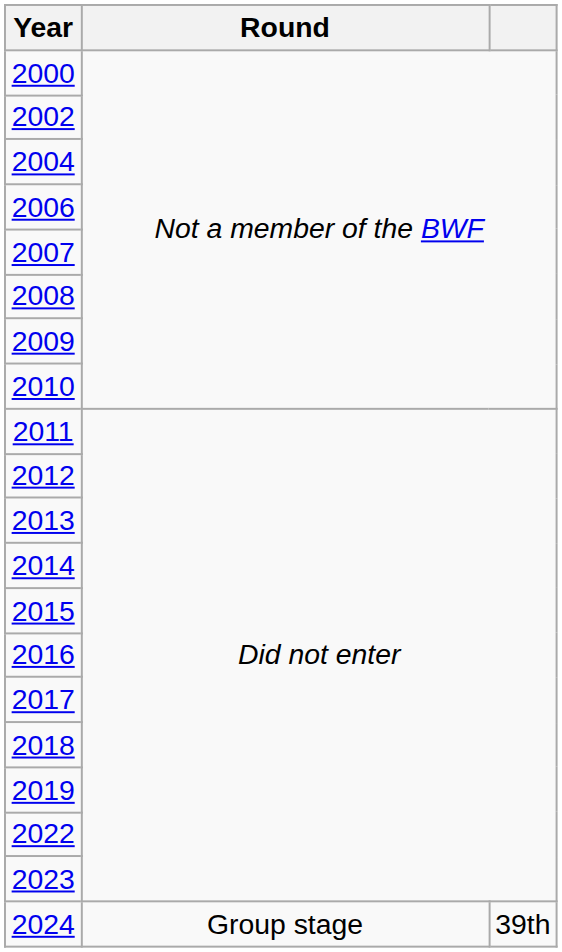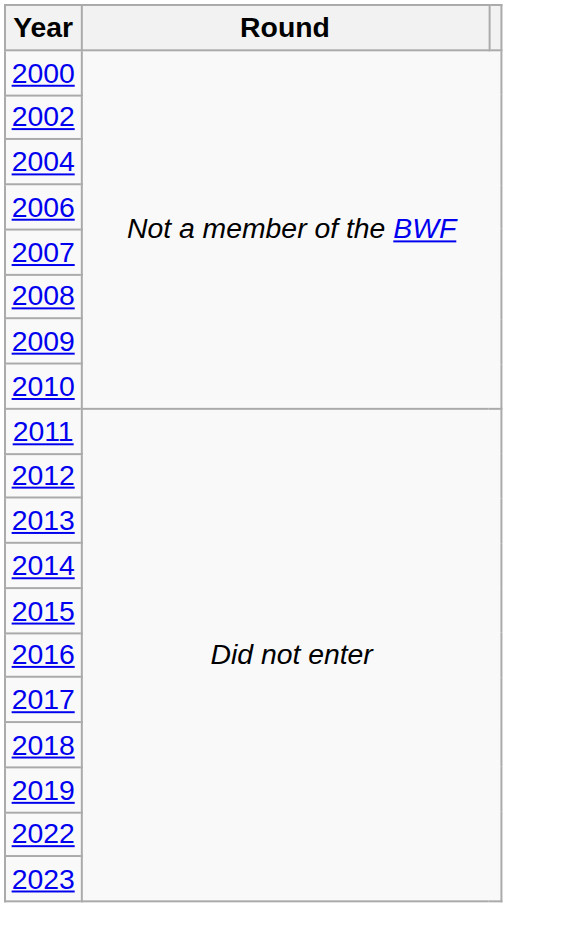- row: (43, 924)
